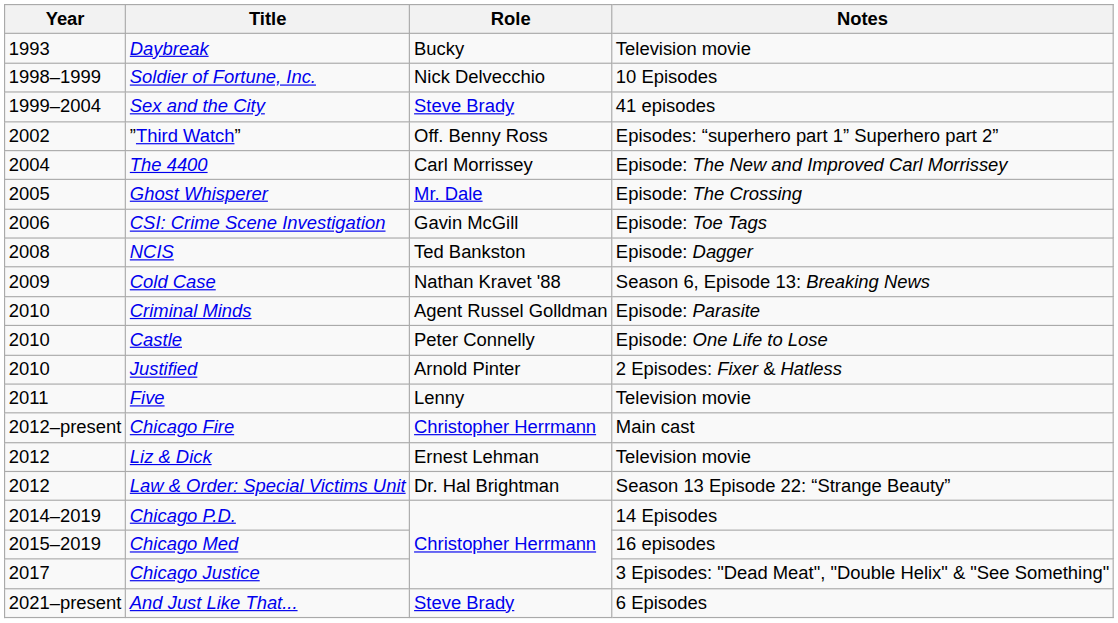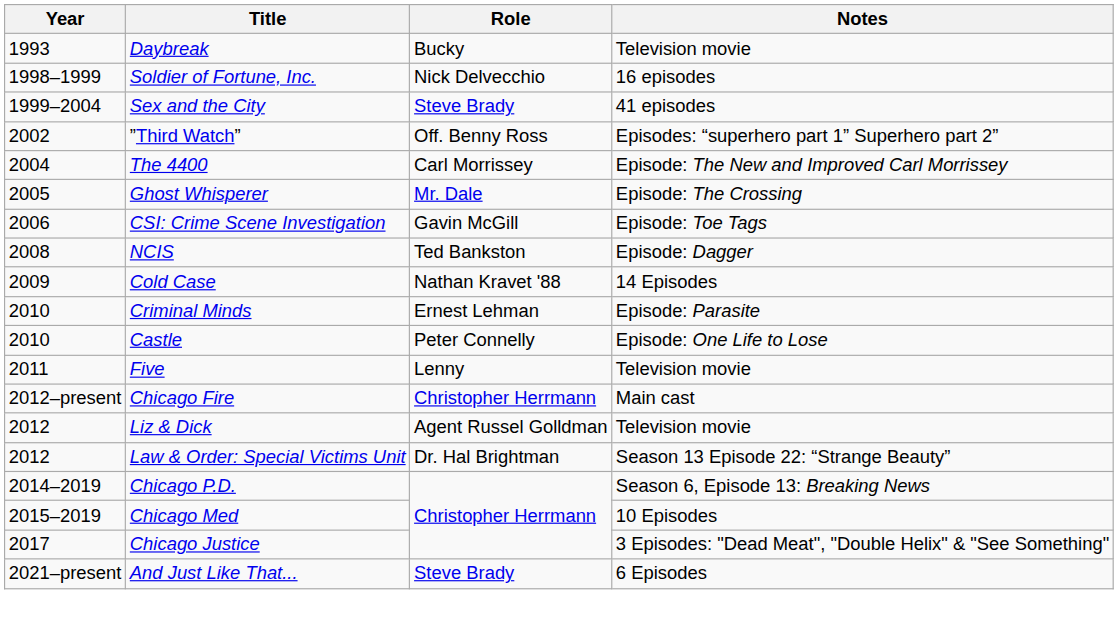(667, 77) 10 Episodes -> (665, 77) 16 episodes
(773, 281) Season 6, Episode 13: Breaking News -> (667, 281) 14 Episodes
(511, 310) Agent Russel Golldman -> (476, 310) Ernest Lehman
- row: (164, 369)
(476, 456) Ernest Lehman -> (511, 427) Agent Russel Golldman
(667, 515) 14 Episodes -> (773, 485) Season 6, Episode 13: Breaking News
(665, 544) 16 episodes -> (667, 515) 10 Episodes
